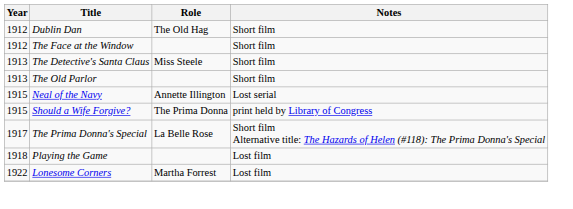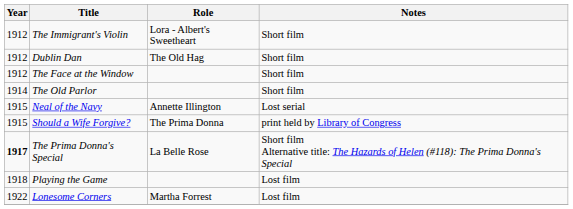+ row: (80, 35)
- row: (91, 62)
(17, 78) 1913 -> (17, 90) 1914
(17, 134) normal -> (17, 151) bold
